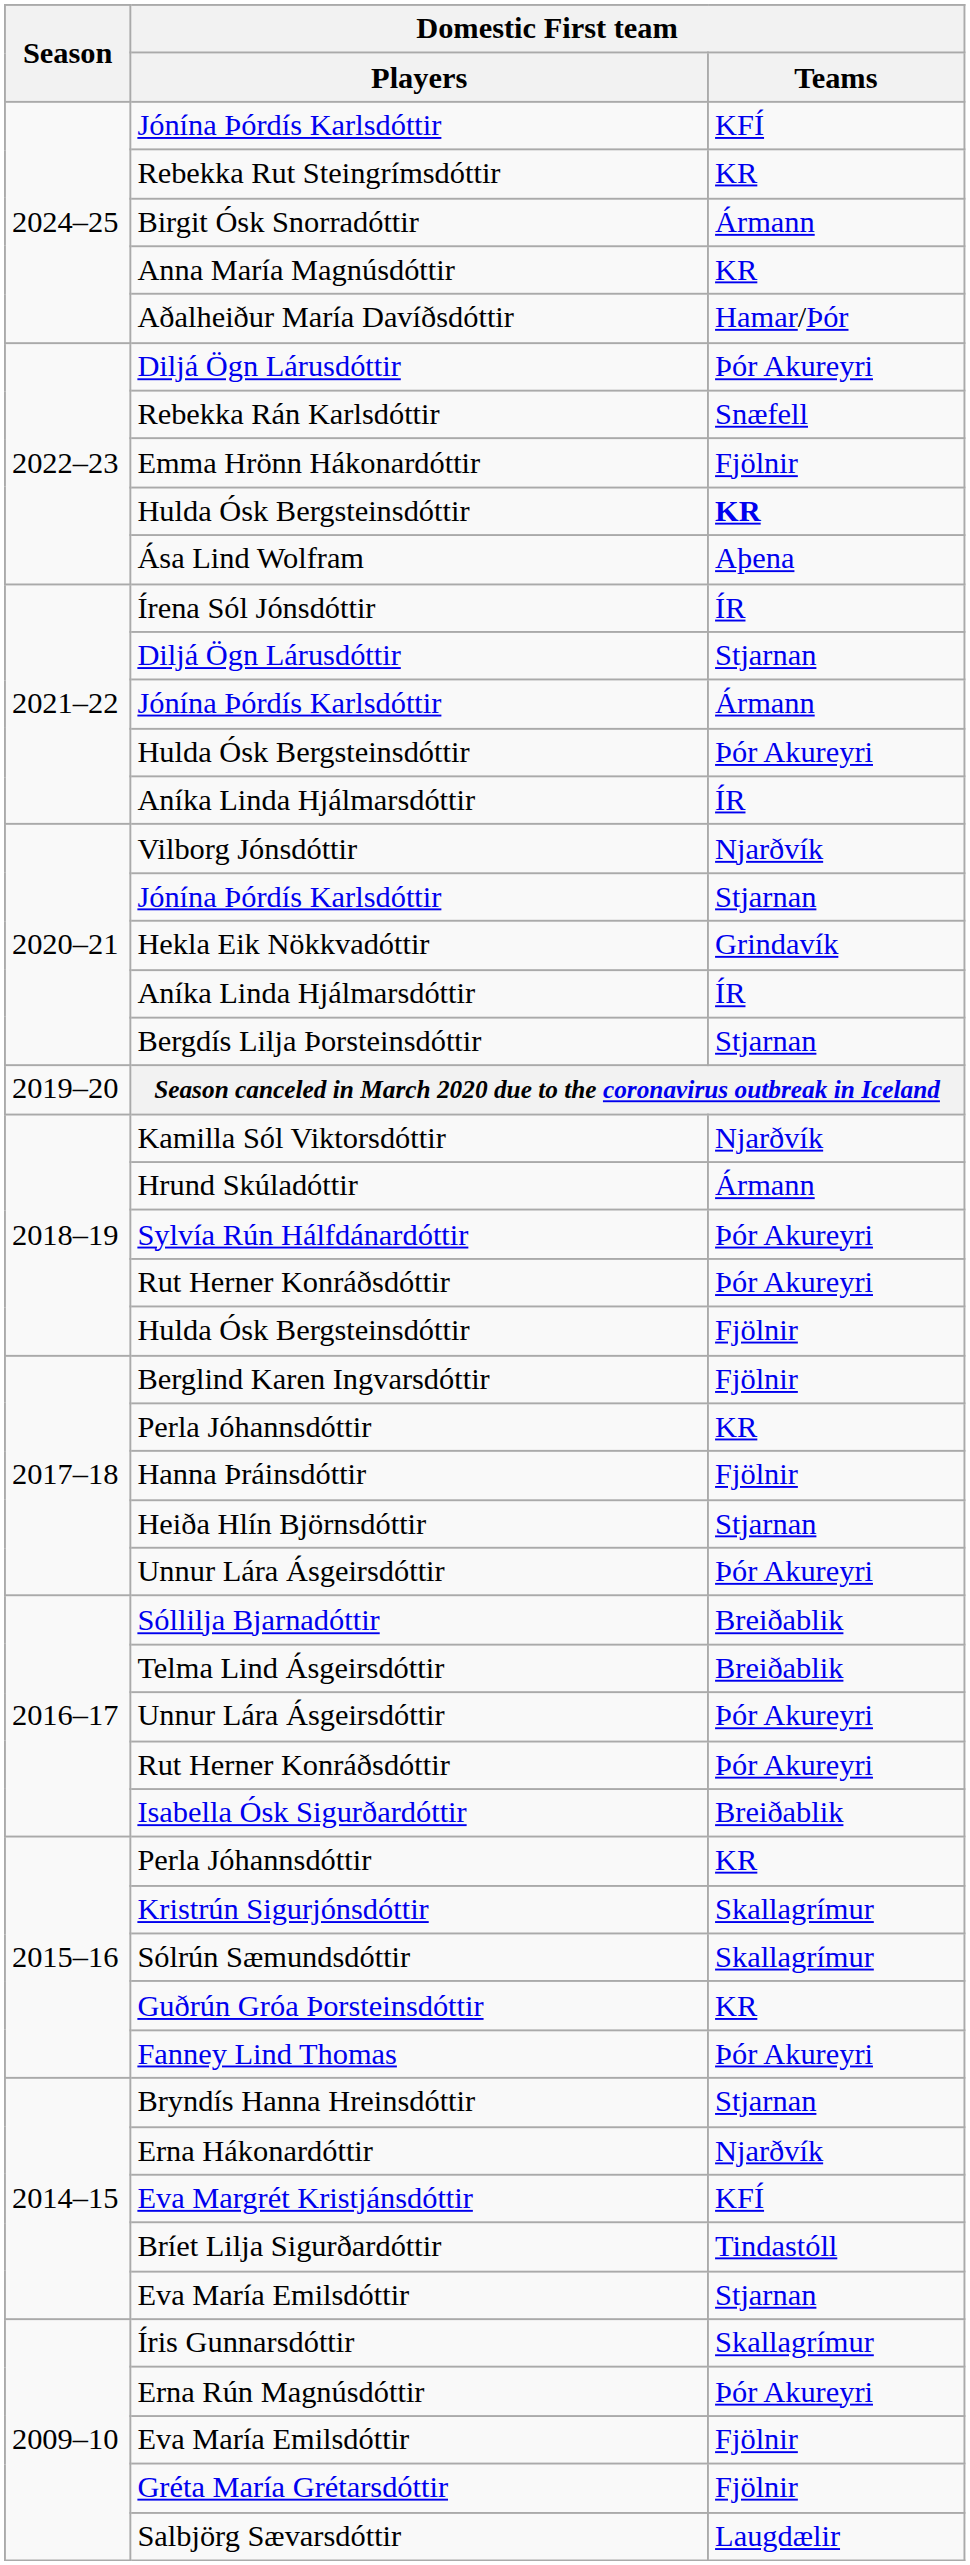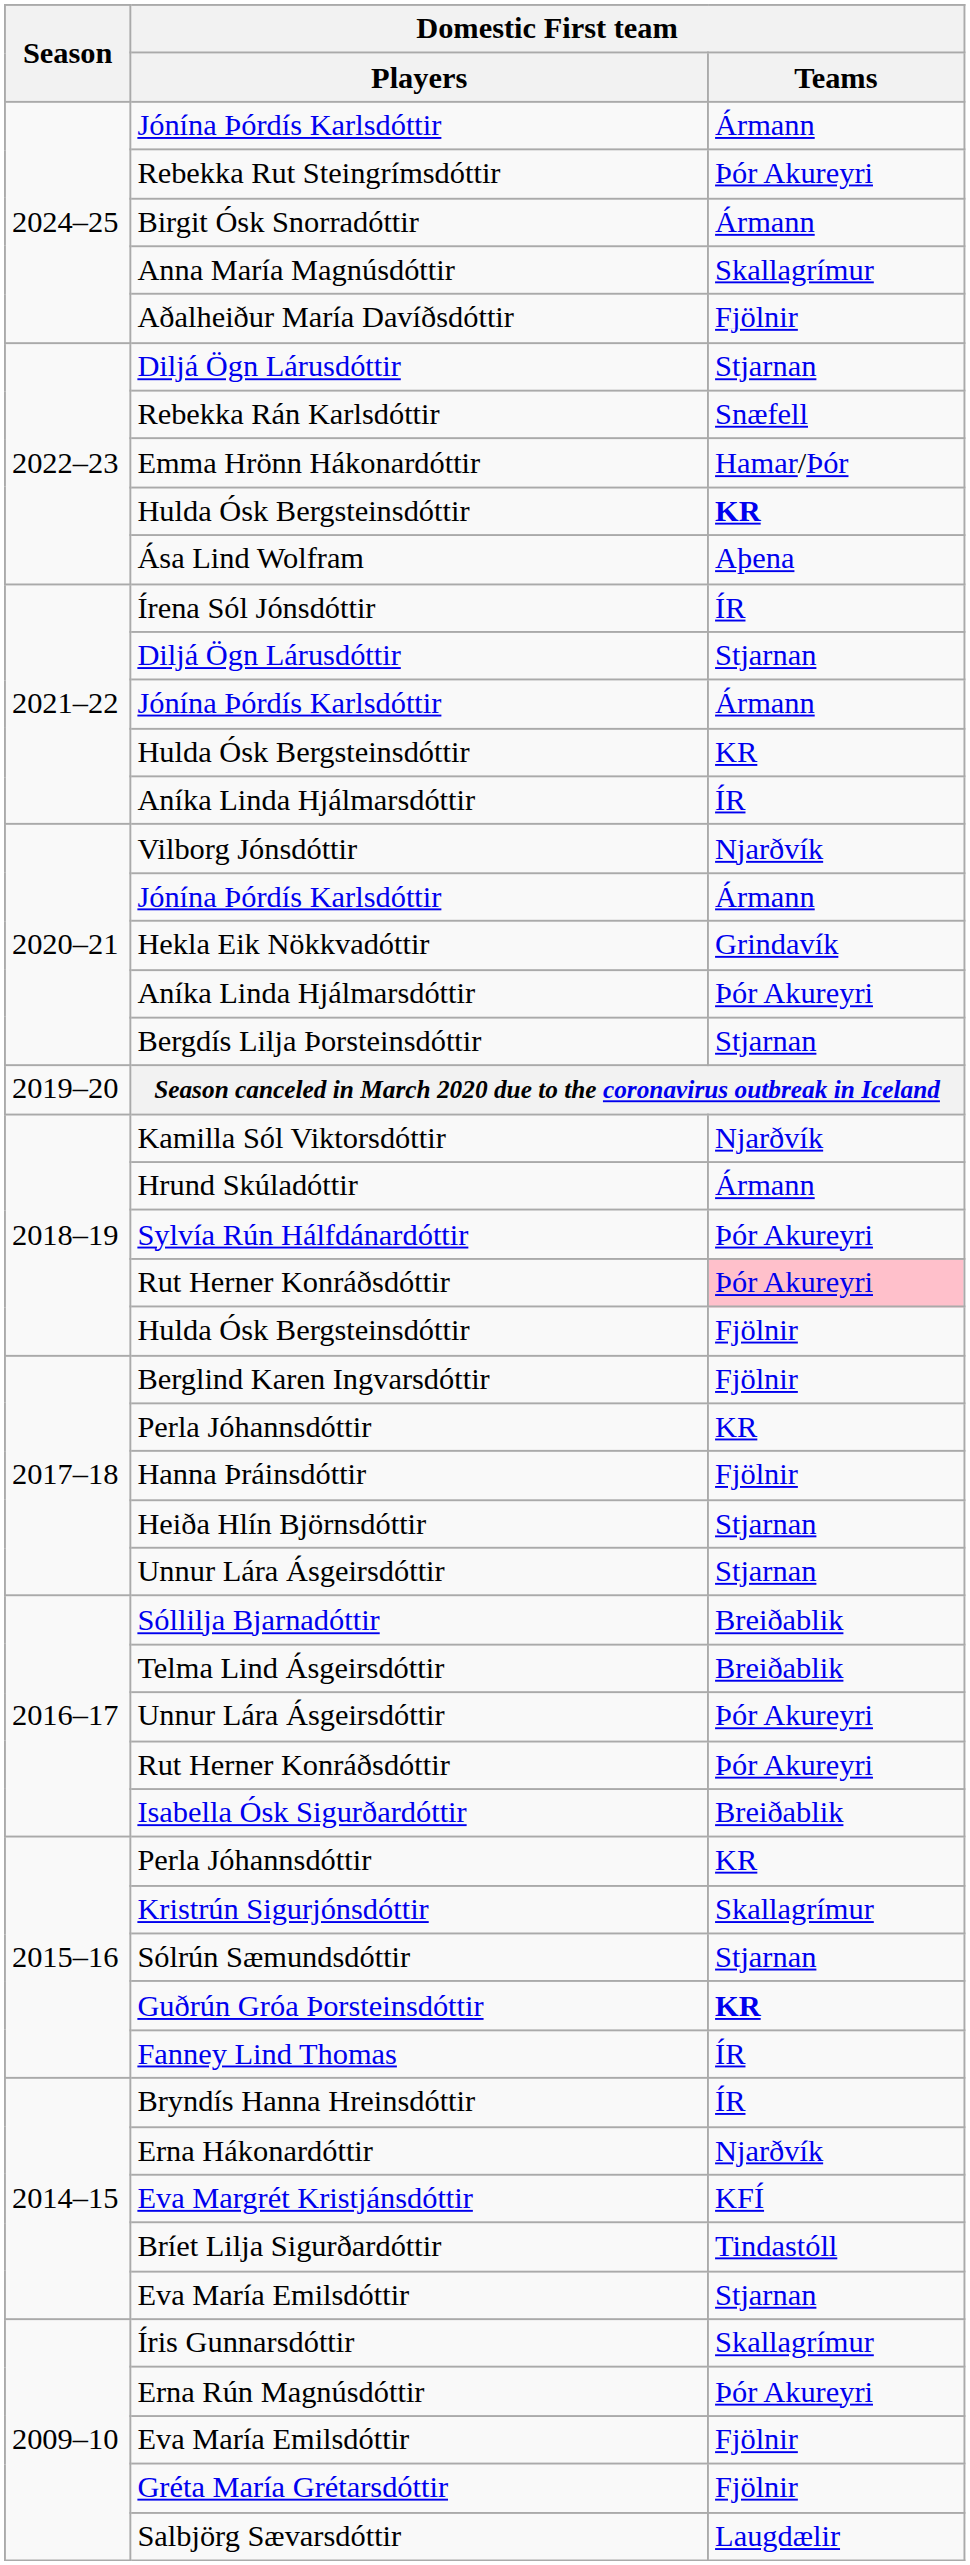(740, 125) KFÍ -> (765, 125) Ármann
(736, 173) KR -> (794, 173) Þór Akureyri
(736, 269) KR -> (794, 269) Skallagrímur
(782, 317) Hamar/Þór -> (756, 317) Fjölnir
(794, 366) Þór Akureyri -> (766, 366) Stjarnan
(756, 462) Fjölnir -> (782, 462) Hamar/Þór
(794, 751) Þór Akureyri -> (736, 751) KR
(766, 896) Stjarnan -> (765, 896) Ármann
(730, 992) ÍR -> (794, 992) Þór Akureyri
(794, 1282) no background -> (794, 1282) pink background
(794, 1571) Þór Akureyri -> (766, 1571) Stjarnan
(794, 1957) Skallagrímur -> (766, 1957) Stjarnan
(736, 2005) normal -> (738, 2005) bold
(794, 2053) Þór Akureyri -> (730, 2053) ÍR
(766, 2101) Stjarnan -> (730, 2101) ÍR
